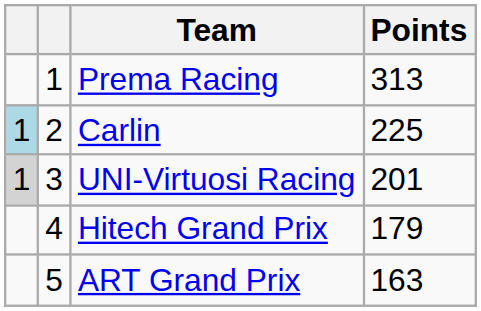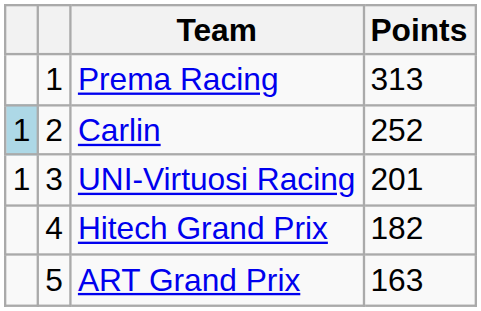(397, 130) 225 -> (397, 130) 252
(21, 180) lightgrey background -> (21, 180) no background
(397, 230) 179 -> (397, 230) 182
